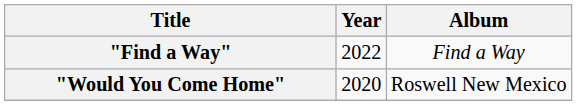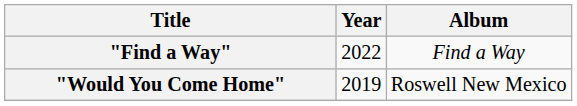(361, 84) 2020 -> (361, 84) 2019
